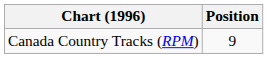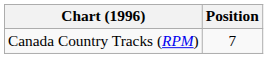(232, 41) 9 -> (232, 41) 7
